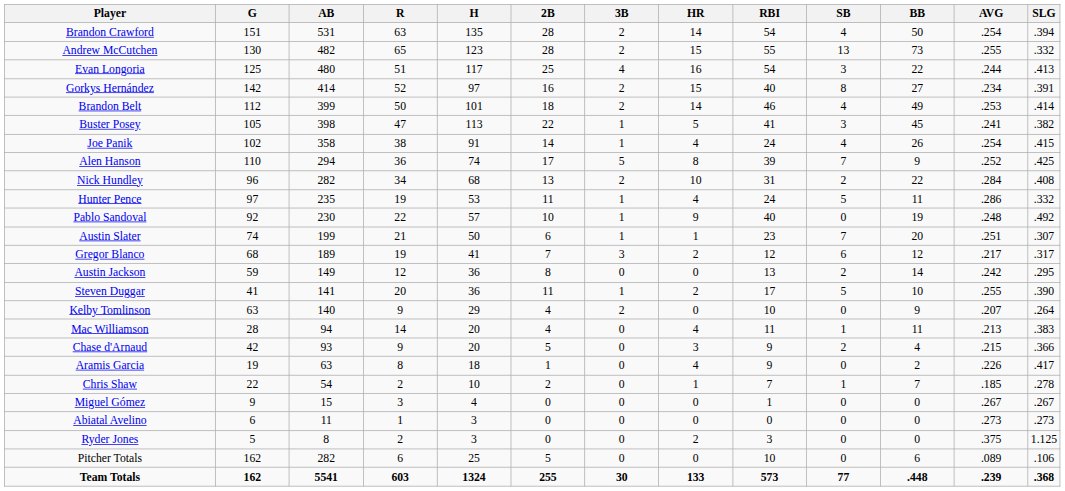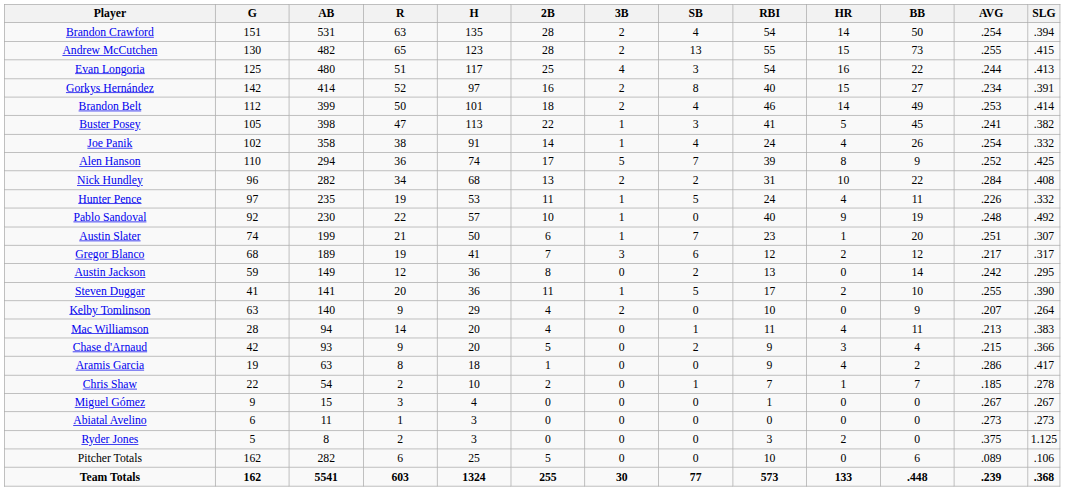columns swapped: (696, 13) <-> (843, 13)
(1044, 50) .332 -> (1044, 50) .415
(1044, 143) .415 -> (1044, 143) .332
(991, 198) .286 -> (991, 198) .226
(991, 365) .226 -> (991, 365) .286
